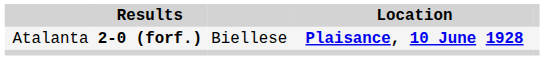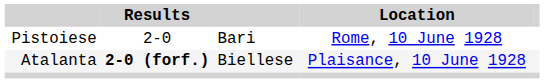+ row: (54, 38)
(415, 38) bold -> (417, 61) normal
